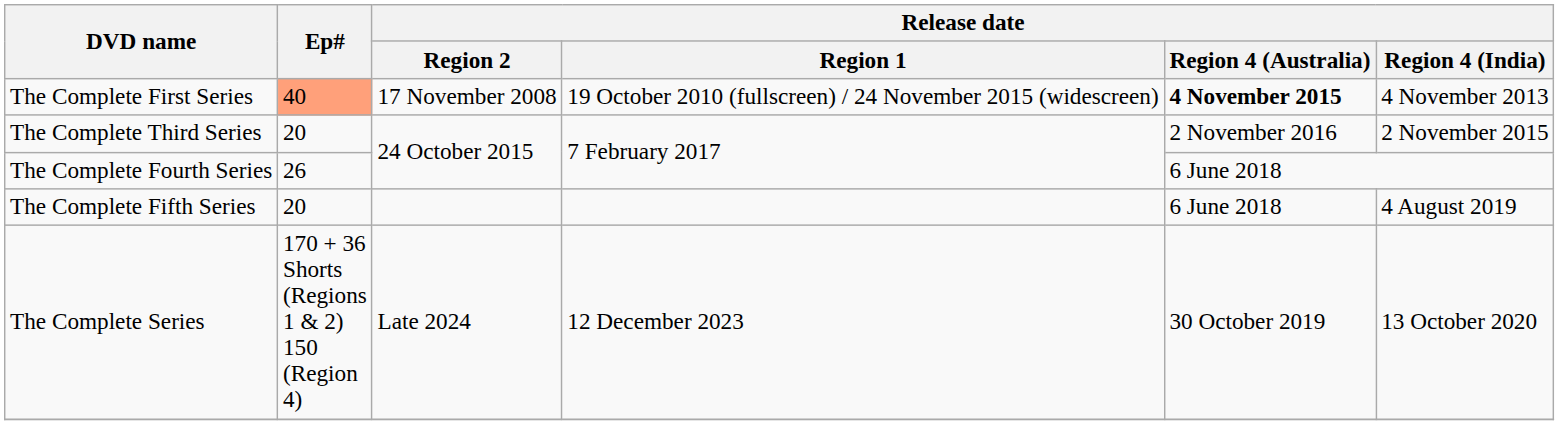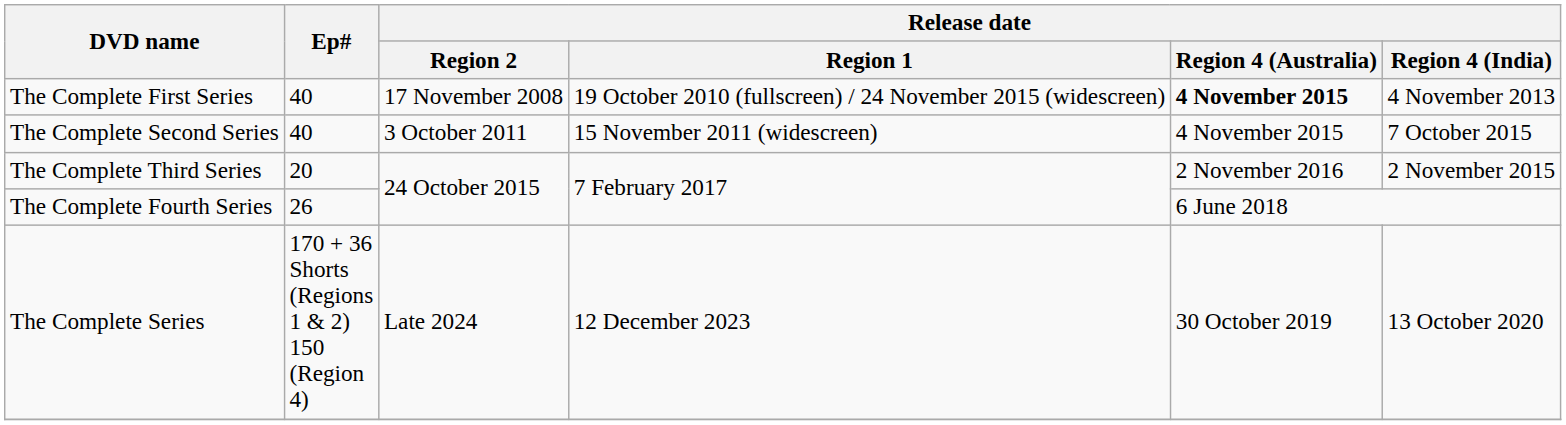(295, 96) lightsalmon background -> (301, 96) no background
+ row: (144, 133)
- row: (133, 206)
